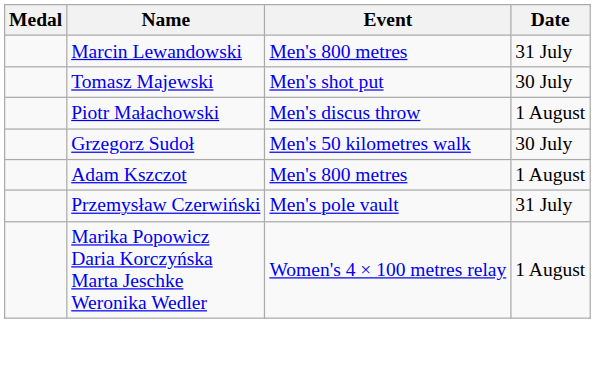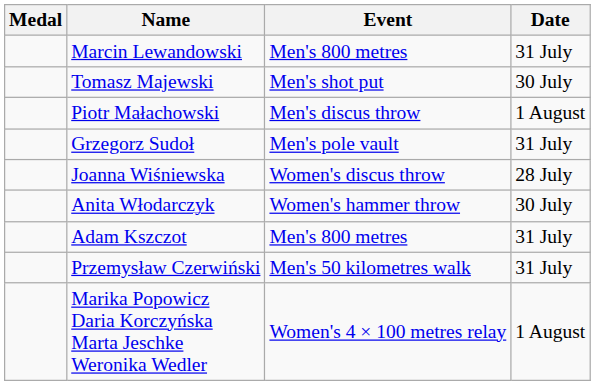(370, 143) Men's 50 kilometres walk -> (334, 143) Men's pole vault
(544, 143) 30 July -> (544, 143) 31 July
+ row: (148, 174)
+ row: (143, 205)
(550, 174) 1 August -> (544, 236) 31 July
(334, 205) Men's pole vault -> (370, 267) Men's 50 kilometres walk
